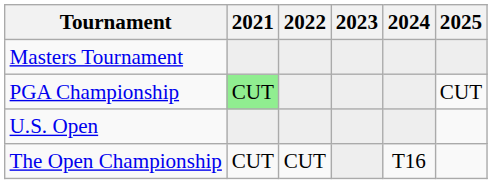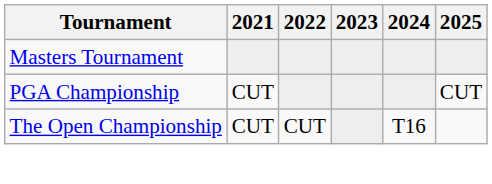(253, 91) lightgreen background -> (253, 91) no background
- row: (54, 126)
